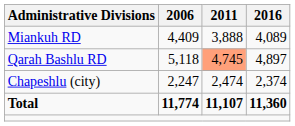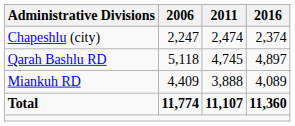rows swapped: (44, 37) <-> (54, 81)
(227, 59) lightsalmon background -> (227, 59) no background
